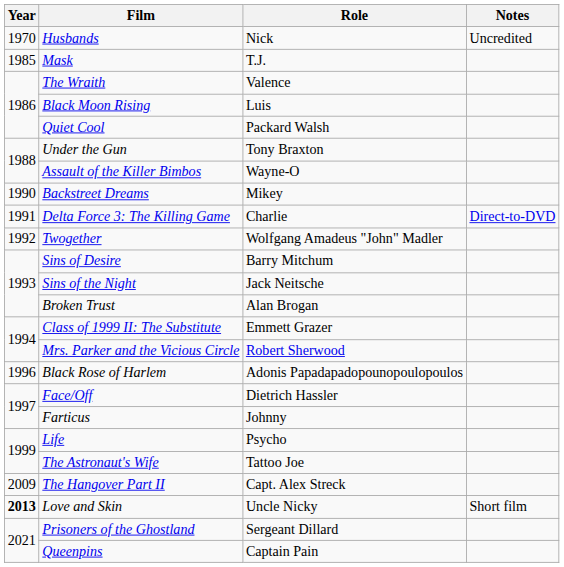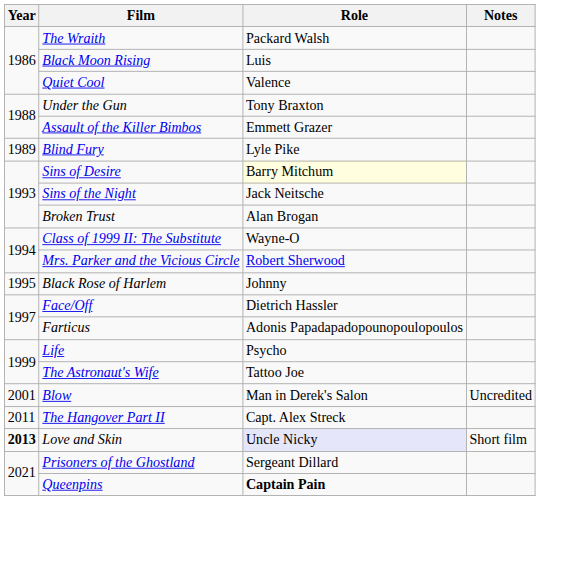- row: (71, 37)
- row: (58, 60)
(268, 82) Valence -> (288, 37) Packard Walsh
(288, 127) Packard Walsh -> (268, 82) Valence
(273, 171) Wayne-O -> (289, 127) Emmett Grazer
+ row: (73, 149)
- row: (96, 194)
- row: (136, 216)
- row: (72, 238)
(290, 261) no background -> (290, 171) lightyellow background
(289, 328) Emmett Grazer -> (273, 238) Wayne-O
(22, 372) 1996 -> (22, 283) 1995
(354, 372) Adonis Papadapadopounopoulopoulos -> (266, 283) Johnny
(266, 417) Johnny -> (354, 328) Adonis Papadapadopounopoulopoulos
+ row: (57, 395)
(22, 484) 2009 -> (22, 417) 2011
(282, 506) no background -> (282, 439) lavender background
(282, 551) normal -> (286, 484) bold
